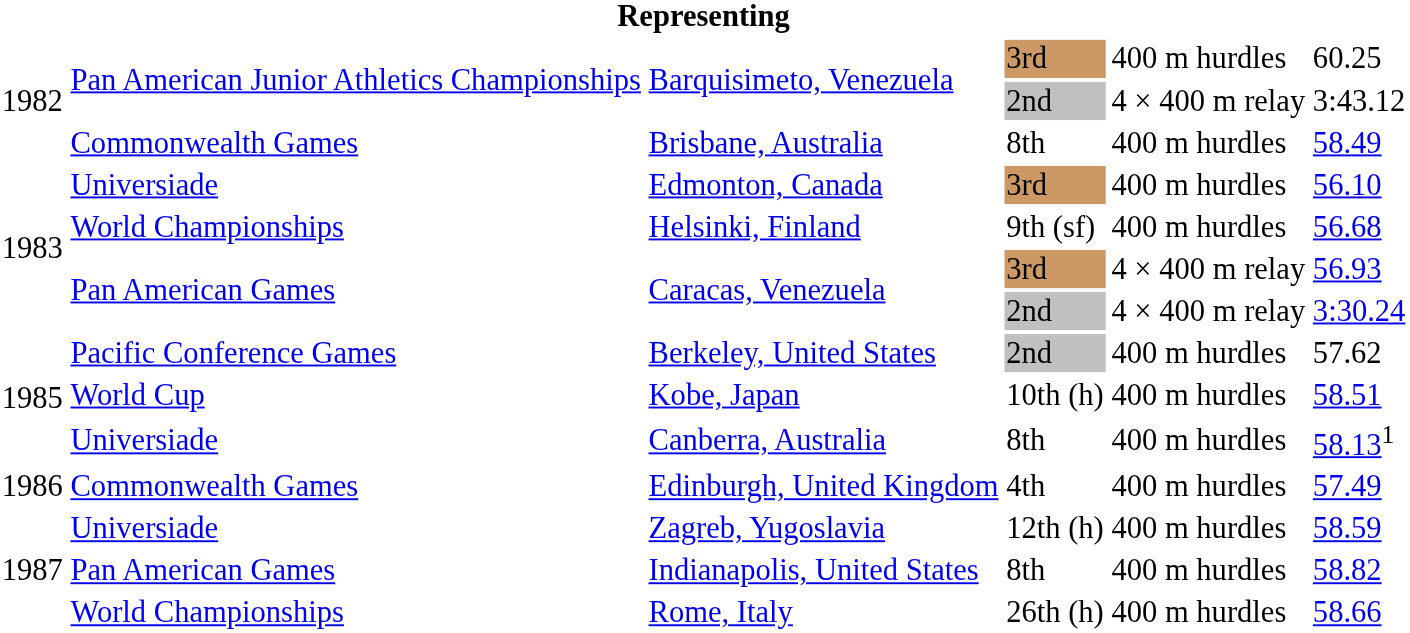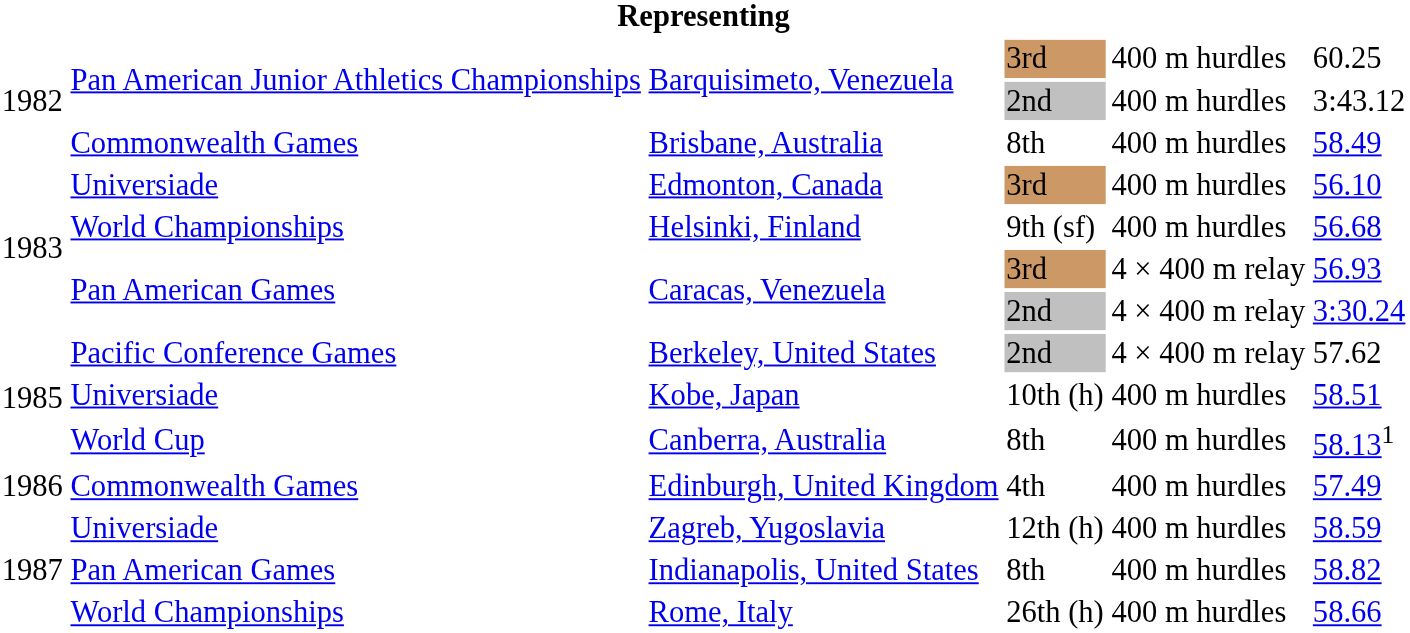(1208, 100) 4 × 400 m relay -> (1199, 100) 400 m hurdles
(1199, 352) 400 m hurdles -> (1208, 352) 4 × 400 m relay
(138, 394) World Cup -> (144, 394) Universiade
(144, 440) Universiade -> (138, 440) World Cup
